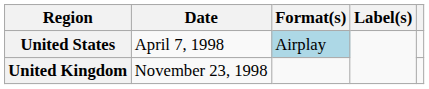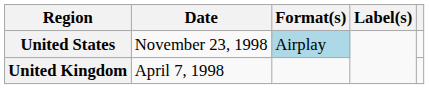(179, 44) April 7, 1998 -> (201, 44) November 23, 1998
(201, 70) November 23, 1998 -> (179, 70) April 7, 1998
